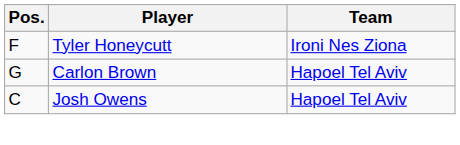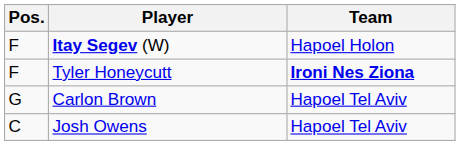+ row: (111, 45)
(349, 45) normal -> (352, 72) bold
